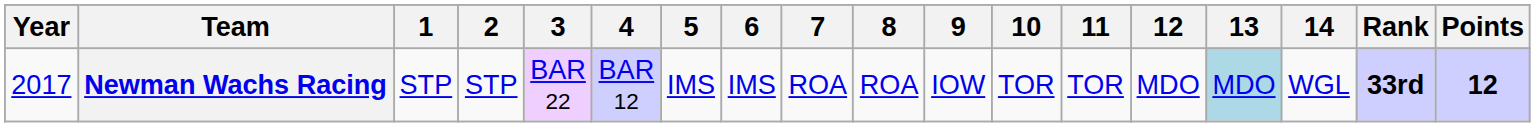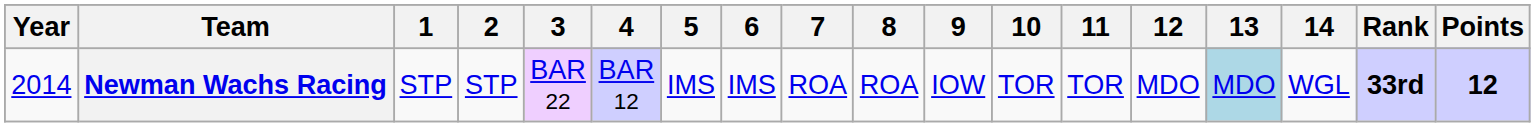(41, 85) 2017 -> (41, 85) 2014
